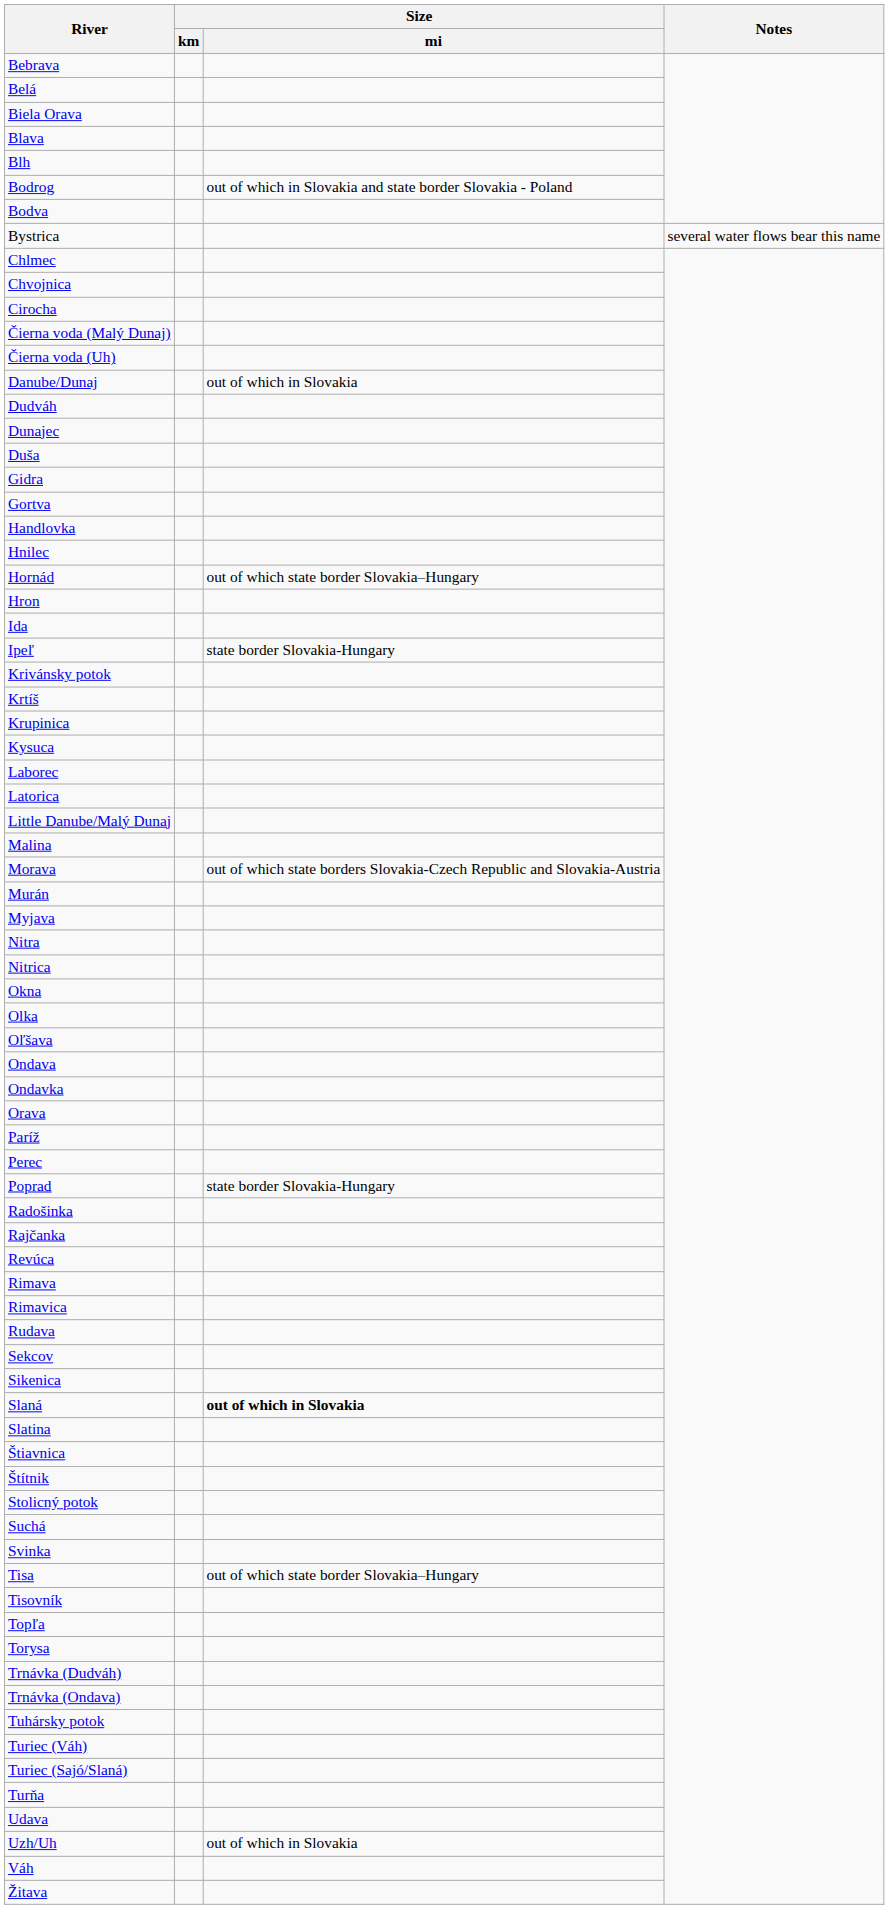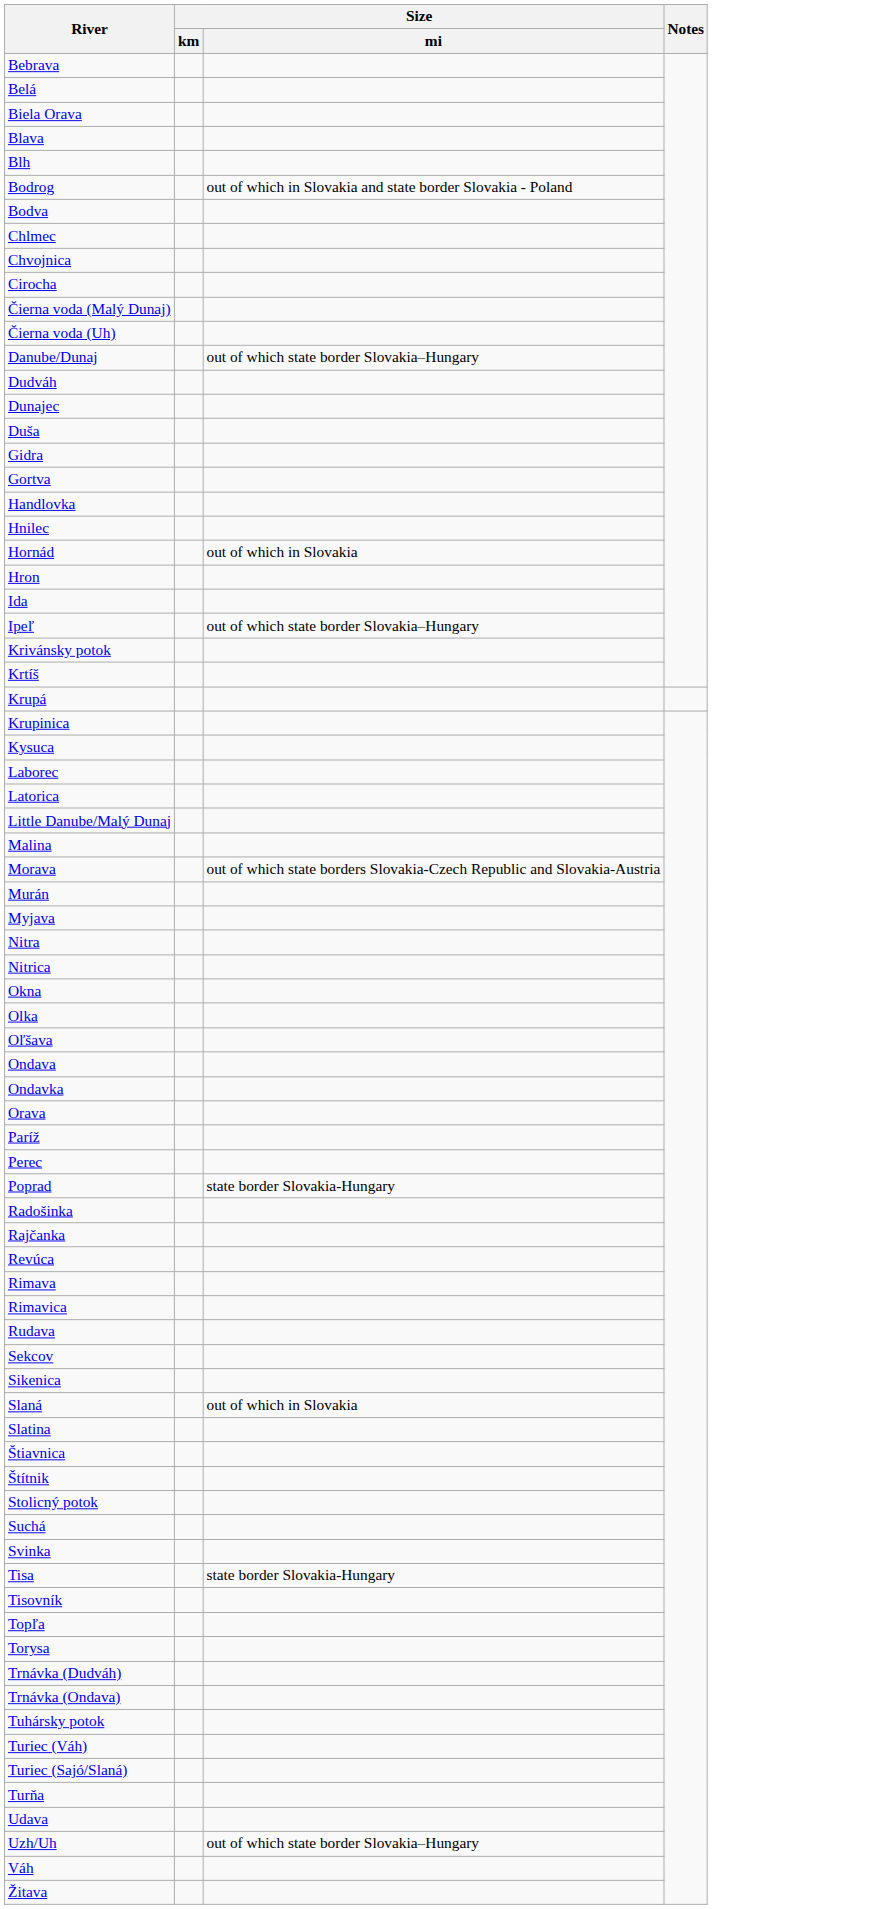- row: (34, 235)
(282, 382) out of which in Slovakia -> (343, 357) out of which state border Slovakia–Hungary
(343, 576) out of which state border Slovakia–Hungary -> (282, 552) out of which in Slovakia
(301, 650) state border Slovakia-Hungary -> (343, 625) out of which state border Slovakia–Hungary
+ row: (27, 698)
(285, 1405) bold -> (282, 1405) normal
(343, 1575) out of which state border Slovakia–Hungary -> (301, 1575) state border Slovakia-Hungary
(282, 1843) out of which in Slovakia -> (343, 1843) out of which state border Slovakia–Hungary
